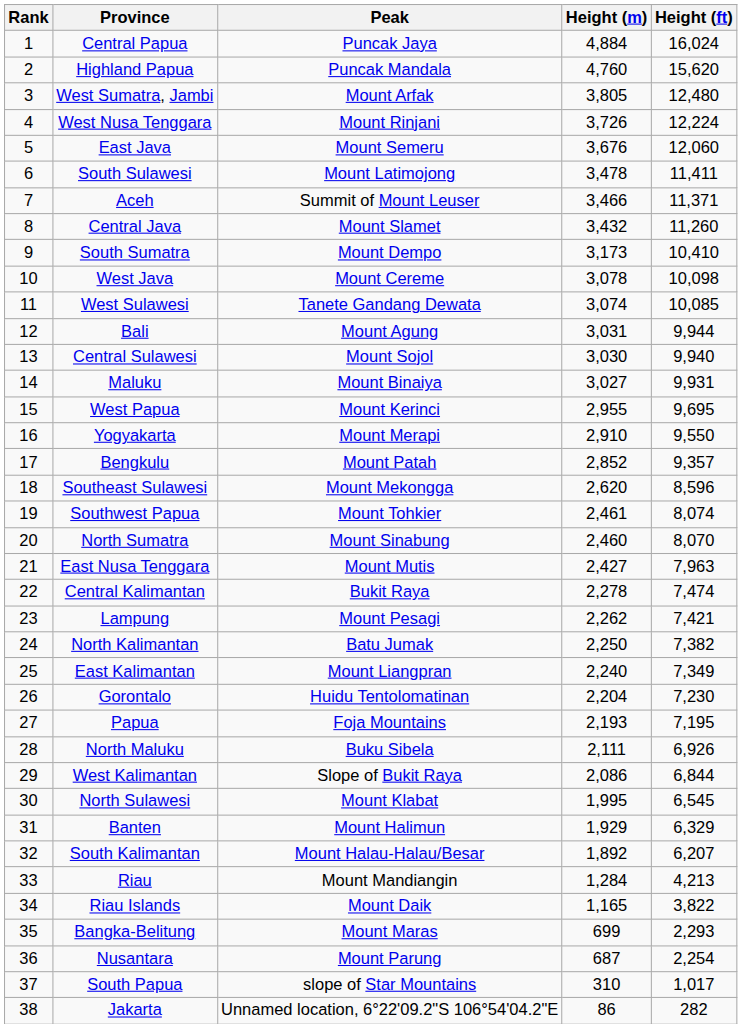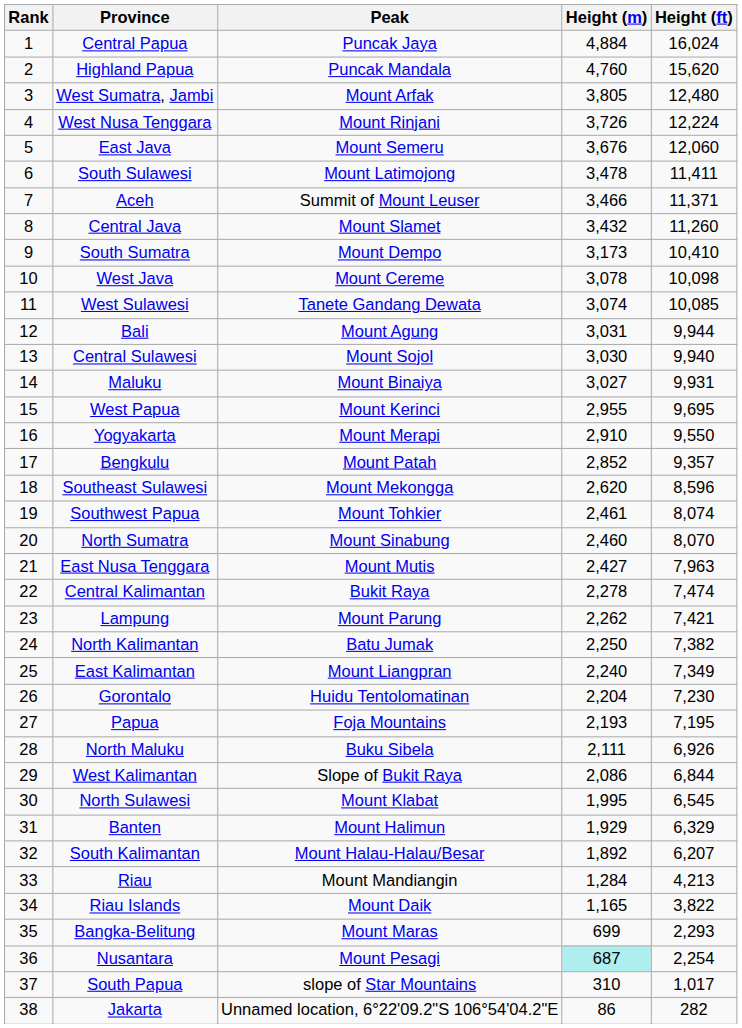(390, 618) Mount Pesagi -> (390, 618) Mount Parung
(390, 958) Mount Parung -> (390, 958) Mount Pesagi
(607, 958) no background -> (607, 958) paleturquoise background
